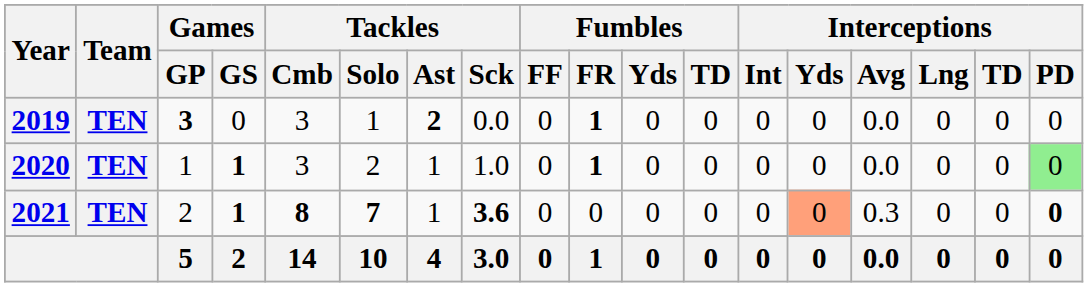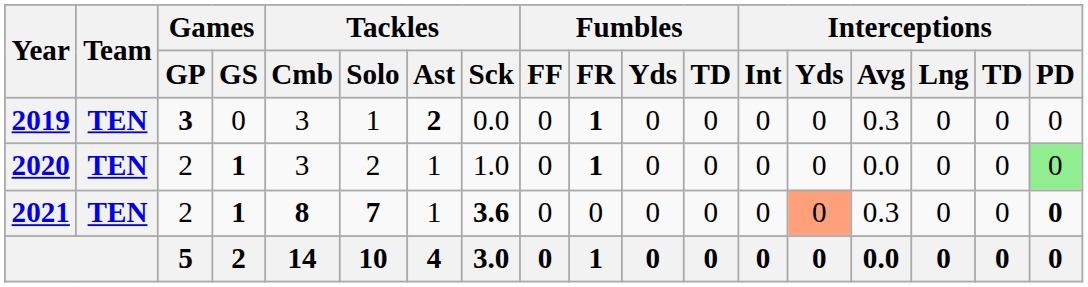(881, 119) 0.0 -> (881, 119) 0.3
(185, 166) 1 -> (185, 166) 2
